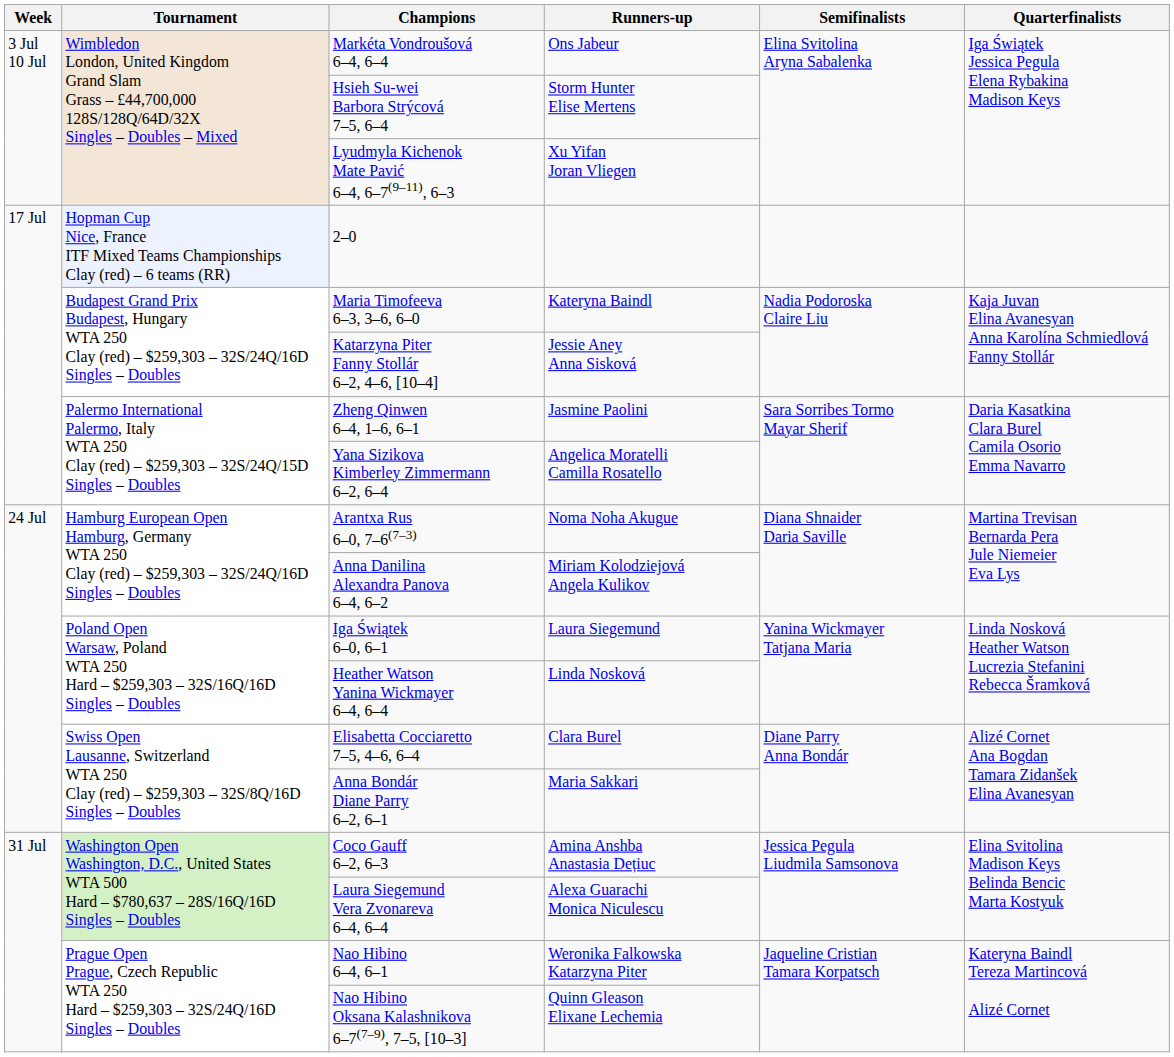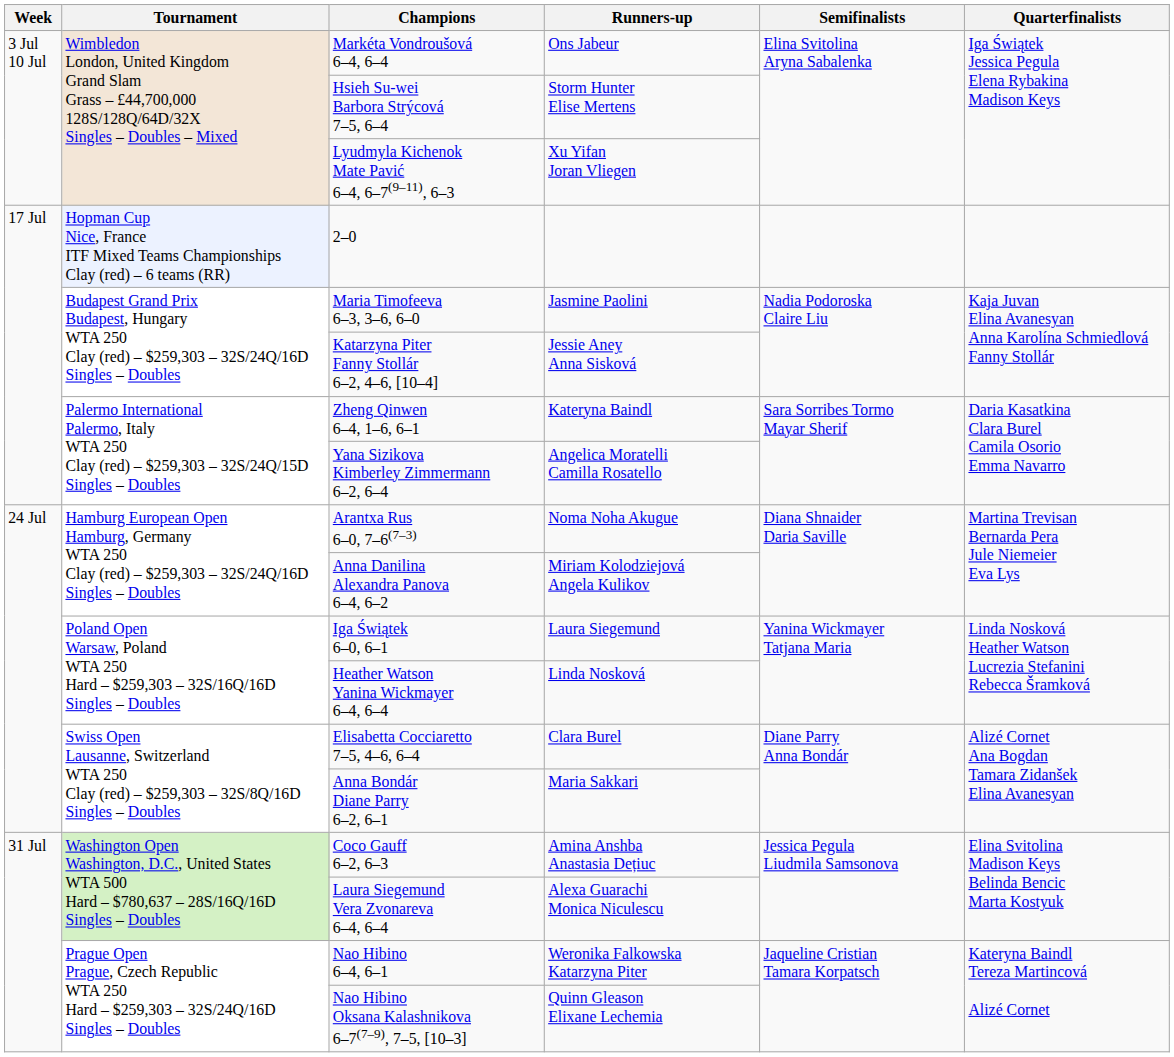(600, 300) Kateryna Baindl -> (598, 300) Jasmine Paolini
(598, 409) Jasmine Paolini -> (600, 409) Kateryna Baindl
